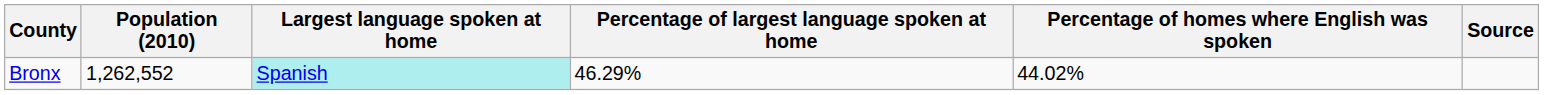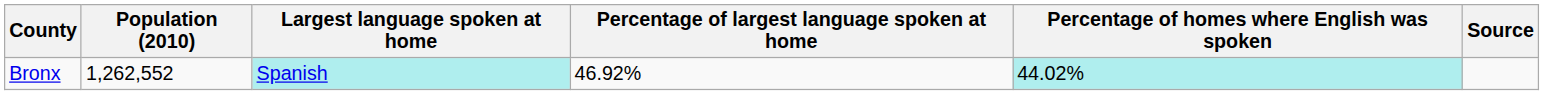(608, 73) 46.29% -> (608, 73) 46.92%
(1051, 73) no background -> (1051, 73) paleturquoise background
